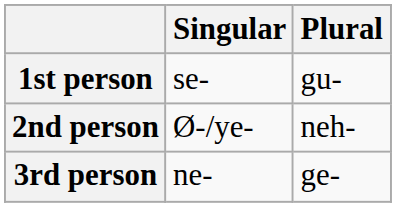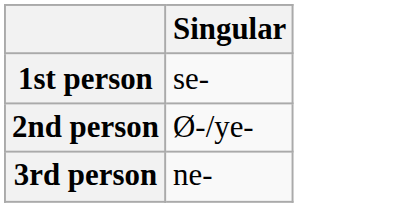- column: (342, 28)
